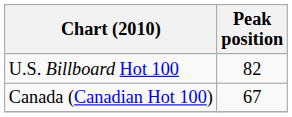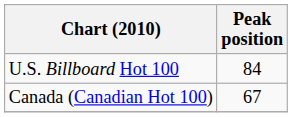(252, 68) 82 -> (252, 68) 84
